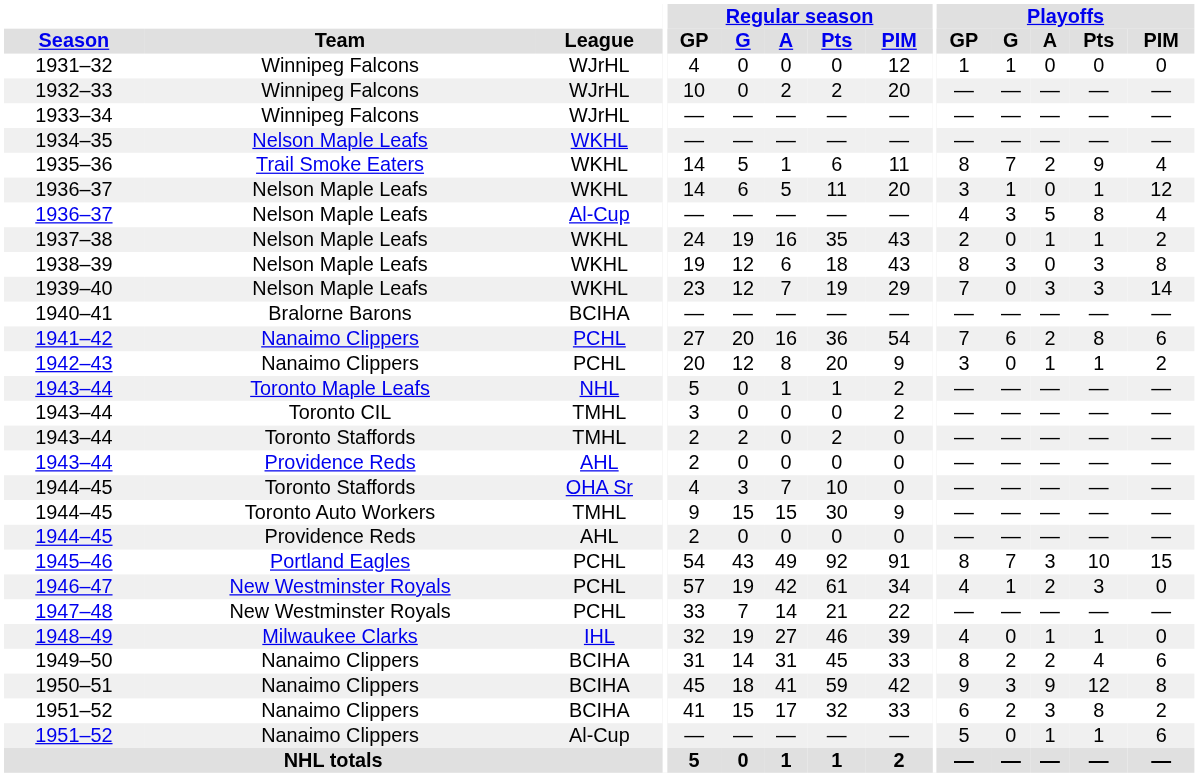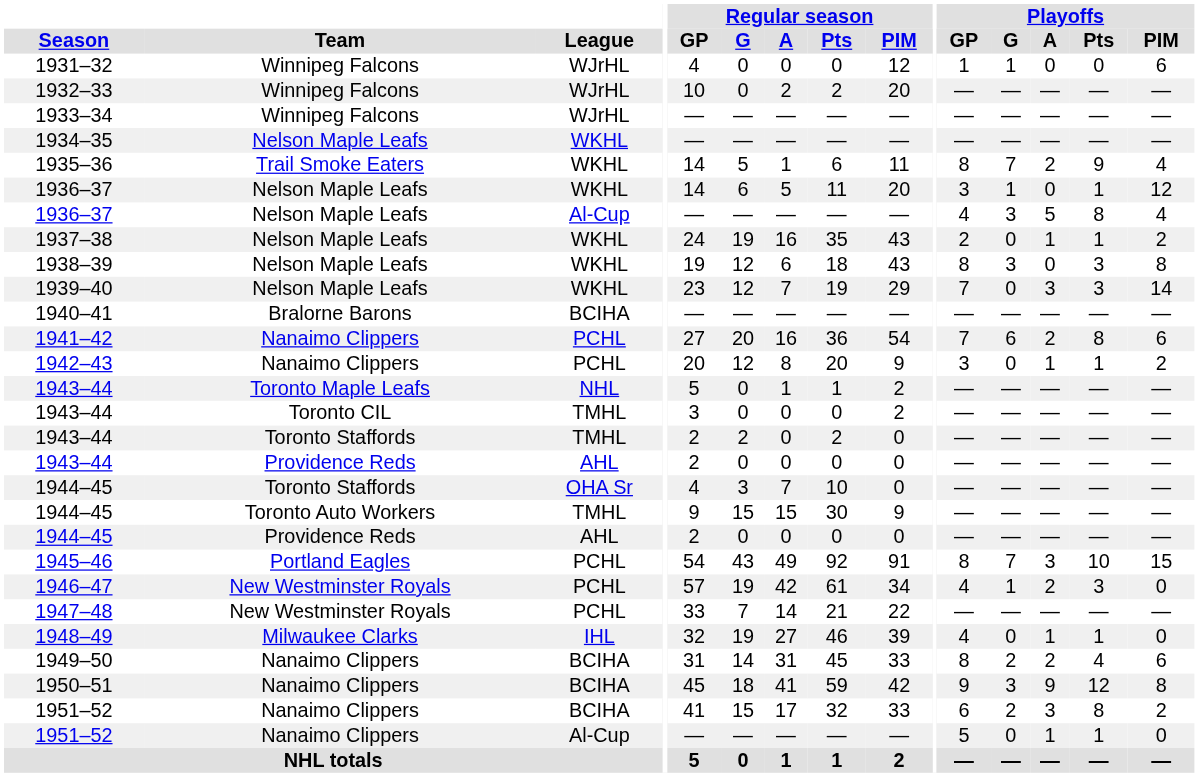(1161, 65) 0 -> (1161, 65) 6
(1161, 735) 6 -> (1161, 735) 0
